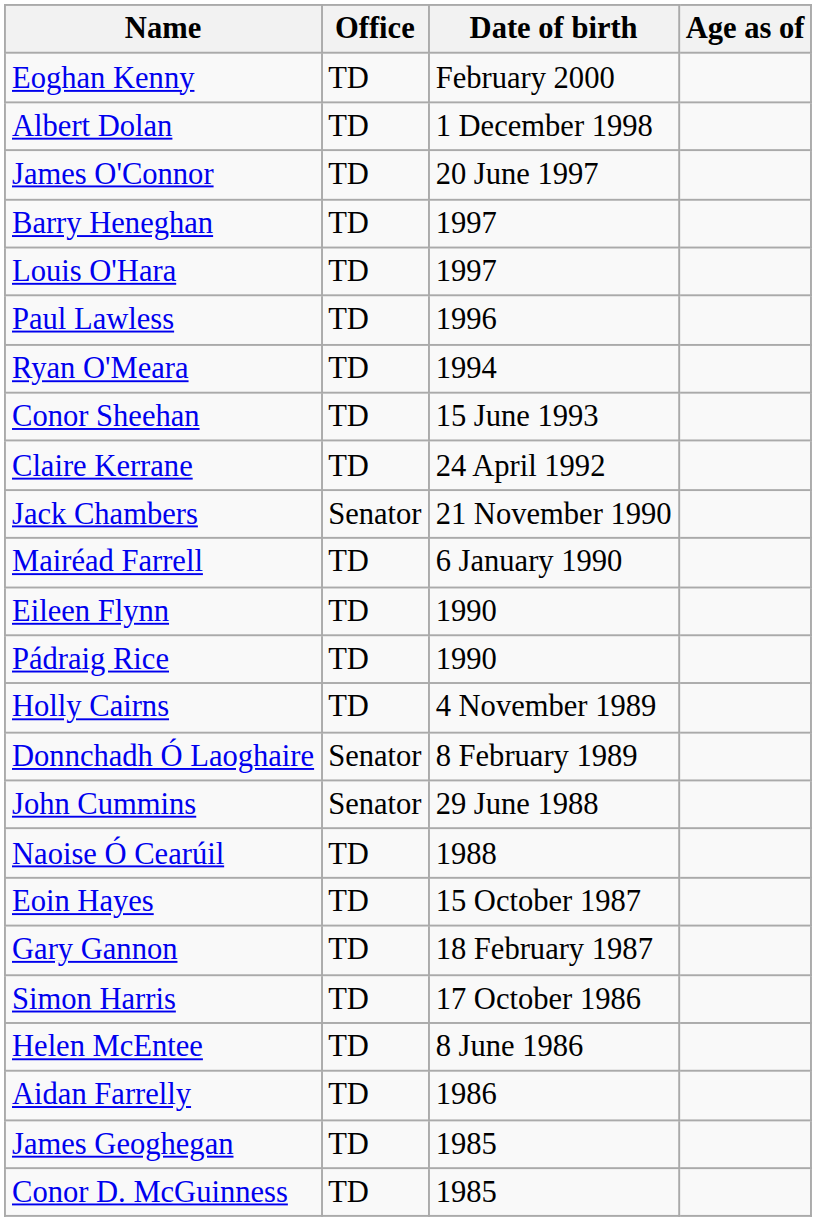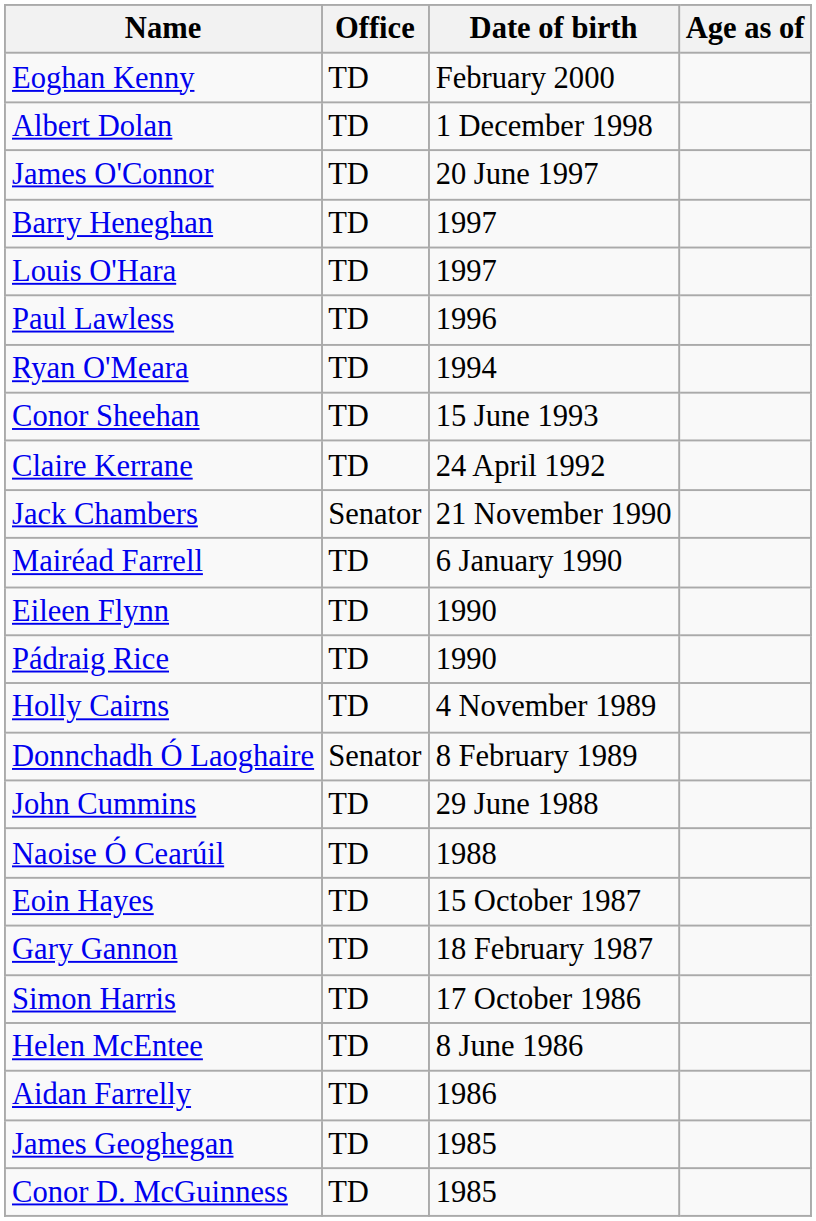(375, 804) Senator -> (349, 804) TD
